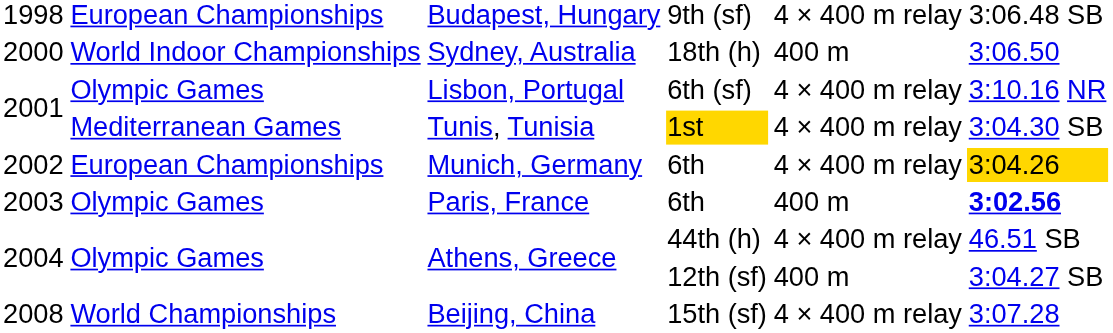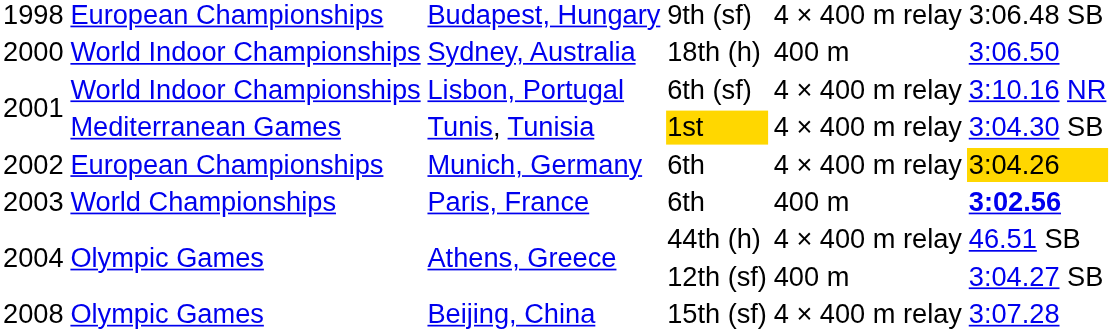(167, 89) Olympic Games -> (246, 89) World Indoor Championships
(167, 202) Olympic Games -> (203, 202) World Championships
(203, 314) World Championships -> (167, 314) Olympic Games
